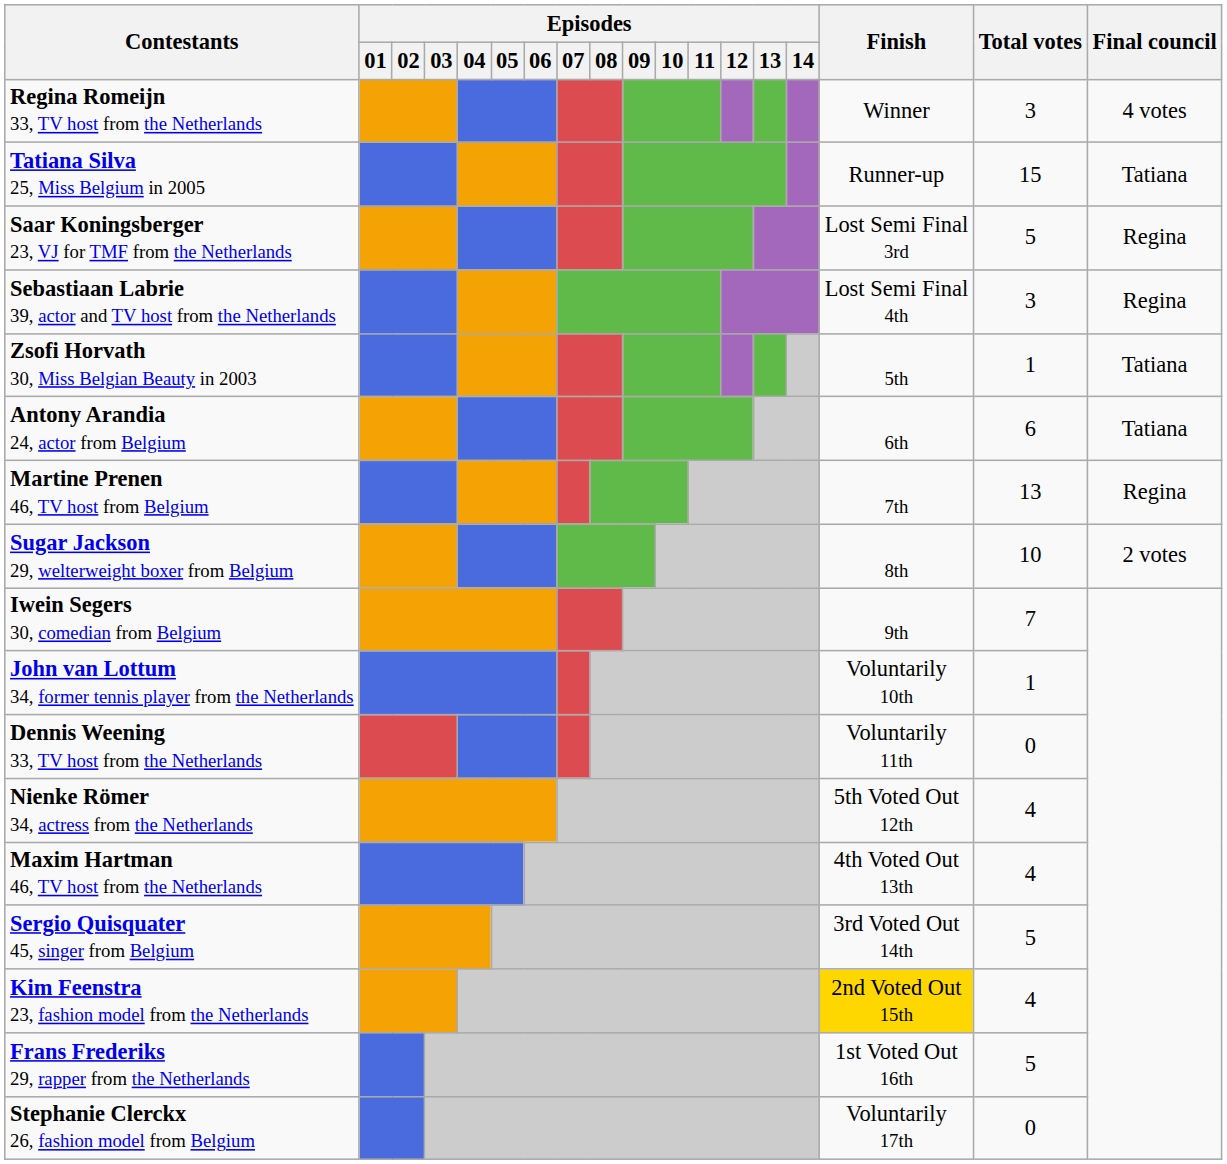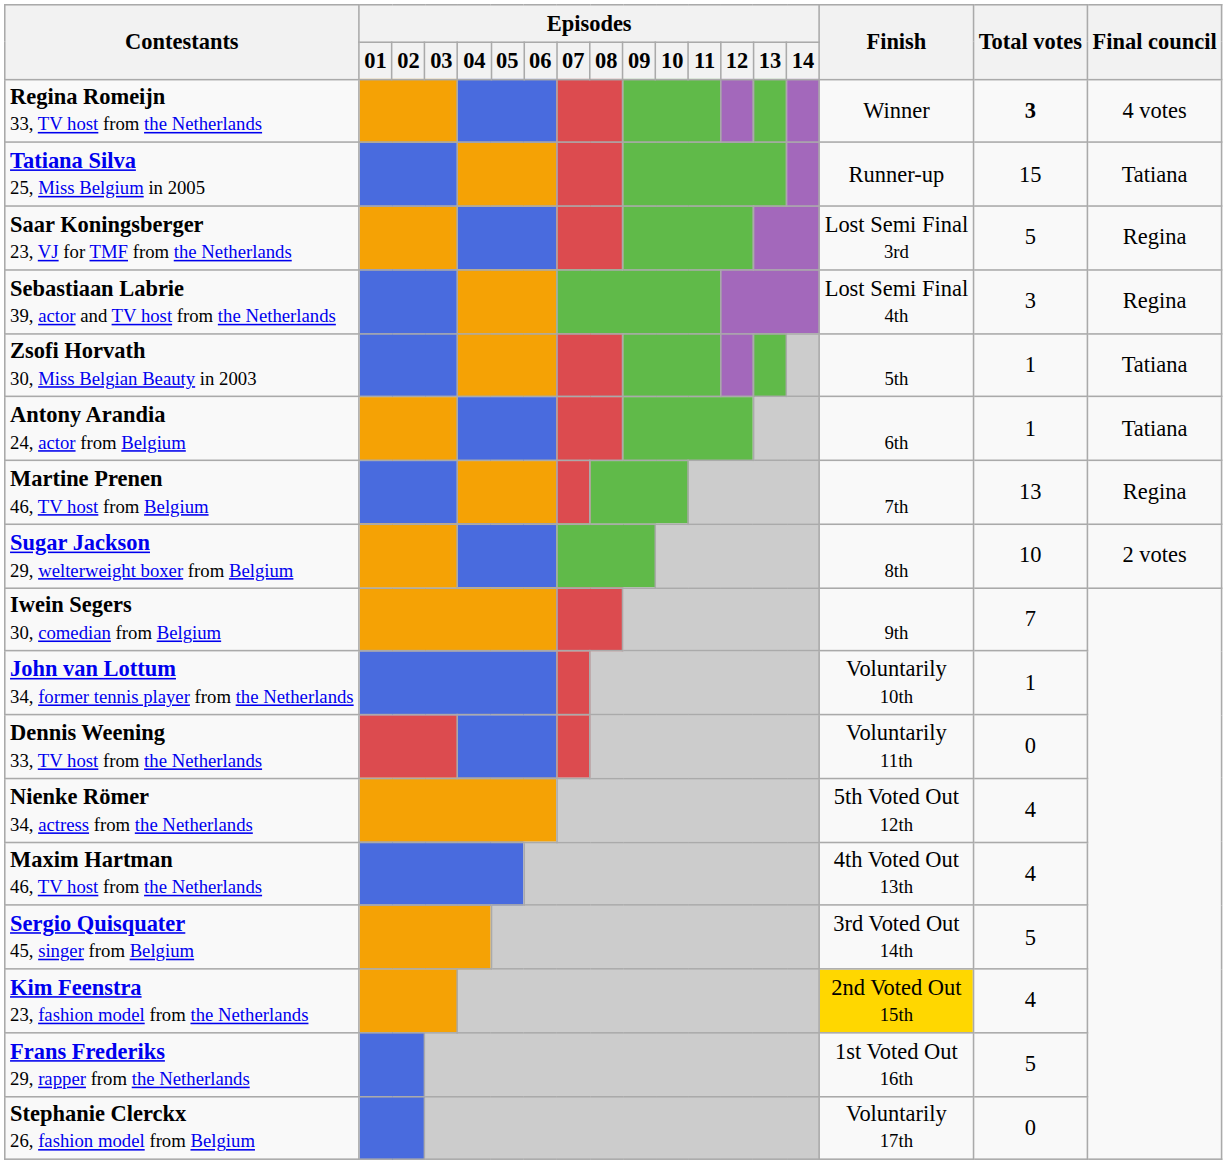(1030, 110) normal -> (1030, 110) bold
(1030, 428) 6 -> (1030, 428) 1
